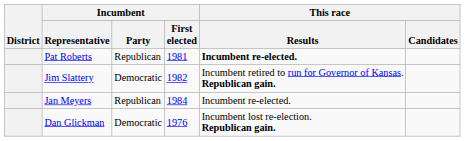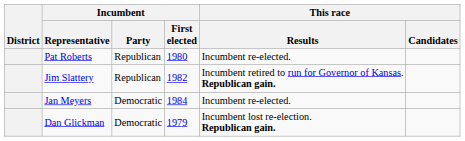(177, 56) 1981 -> (177, 56) 1980
(249, 56) bold -> (246, 56) normal
(138, 78) Democratic -> (138, 78) Republican
(138, 100) Republican -> (138, 100) Democratic
(177, 122) 1976 -> (177, 122) 1979
